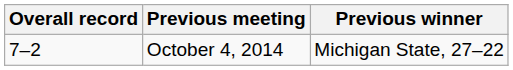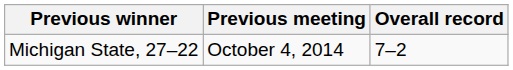columns swapped: (74, 19) <-> (409, 19)
